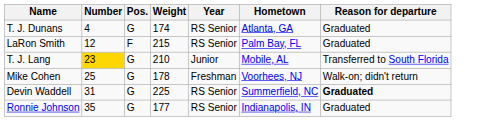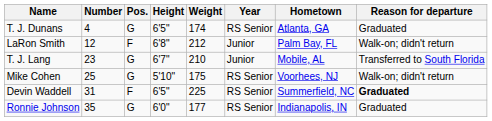+ column: (168, 12)
(161, 44) 215 -> (197, 44) 212
(214, 44) RS Senior -> (241, 44) Junior
(347, 44) Graduated -> (406, 44) Walk-on; didn't return
(90, 60) gold background -> (90, 60) no background
(161, 76) 178 -> (197, 76) 175
(214, 76) Freshman -> (250, 76) RS Senior
(131, 92) G -> (130, 92) F
